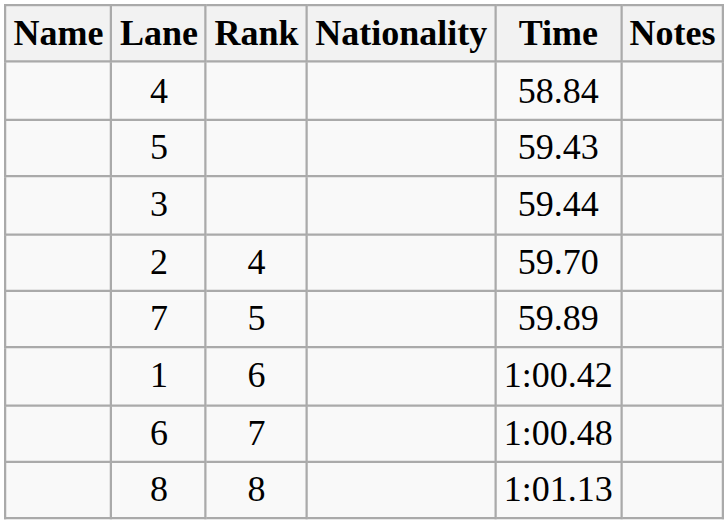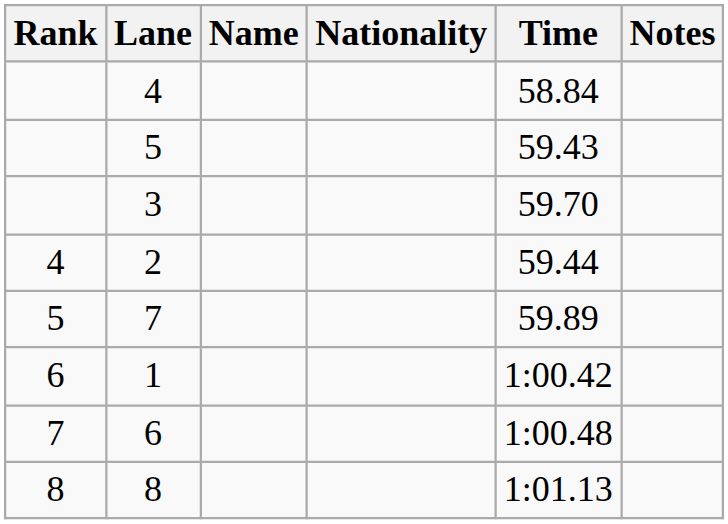columns swapped: (257, 33) <-> (58, 33)
(558, 204) 59.44 -> (558, 204) 59.70
(558, 261) 59.70 -> (558, 261) 59.44
